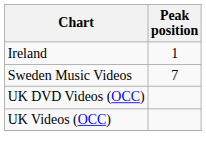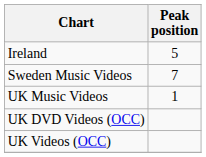(175, 53) 1 -> (175, 53) 5
+ row: (58, 97)
